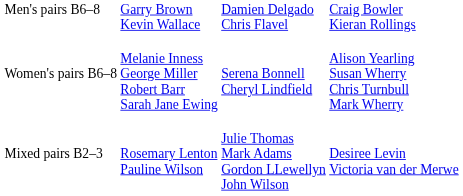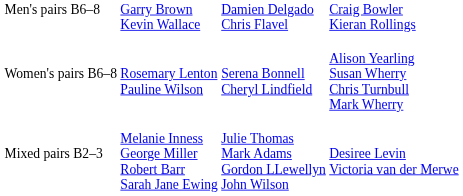(169, 81) Melanie Inness George Miller Robert Barr Sarah Jane Ewing -> (169, 81) Rosemary Lenton Pauline Wilson
(169, 161) Rosemary Lenton Pauline Wilson -> (169, 161) Melanie Inness George Miller Robert Barr Sarah Jane Ewing
